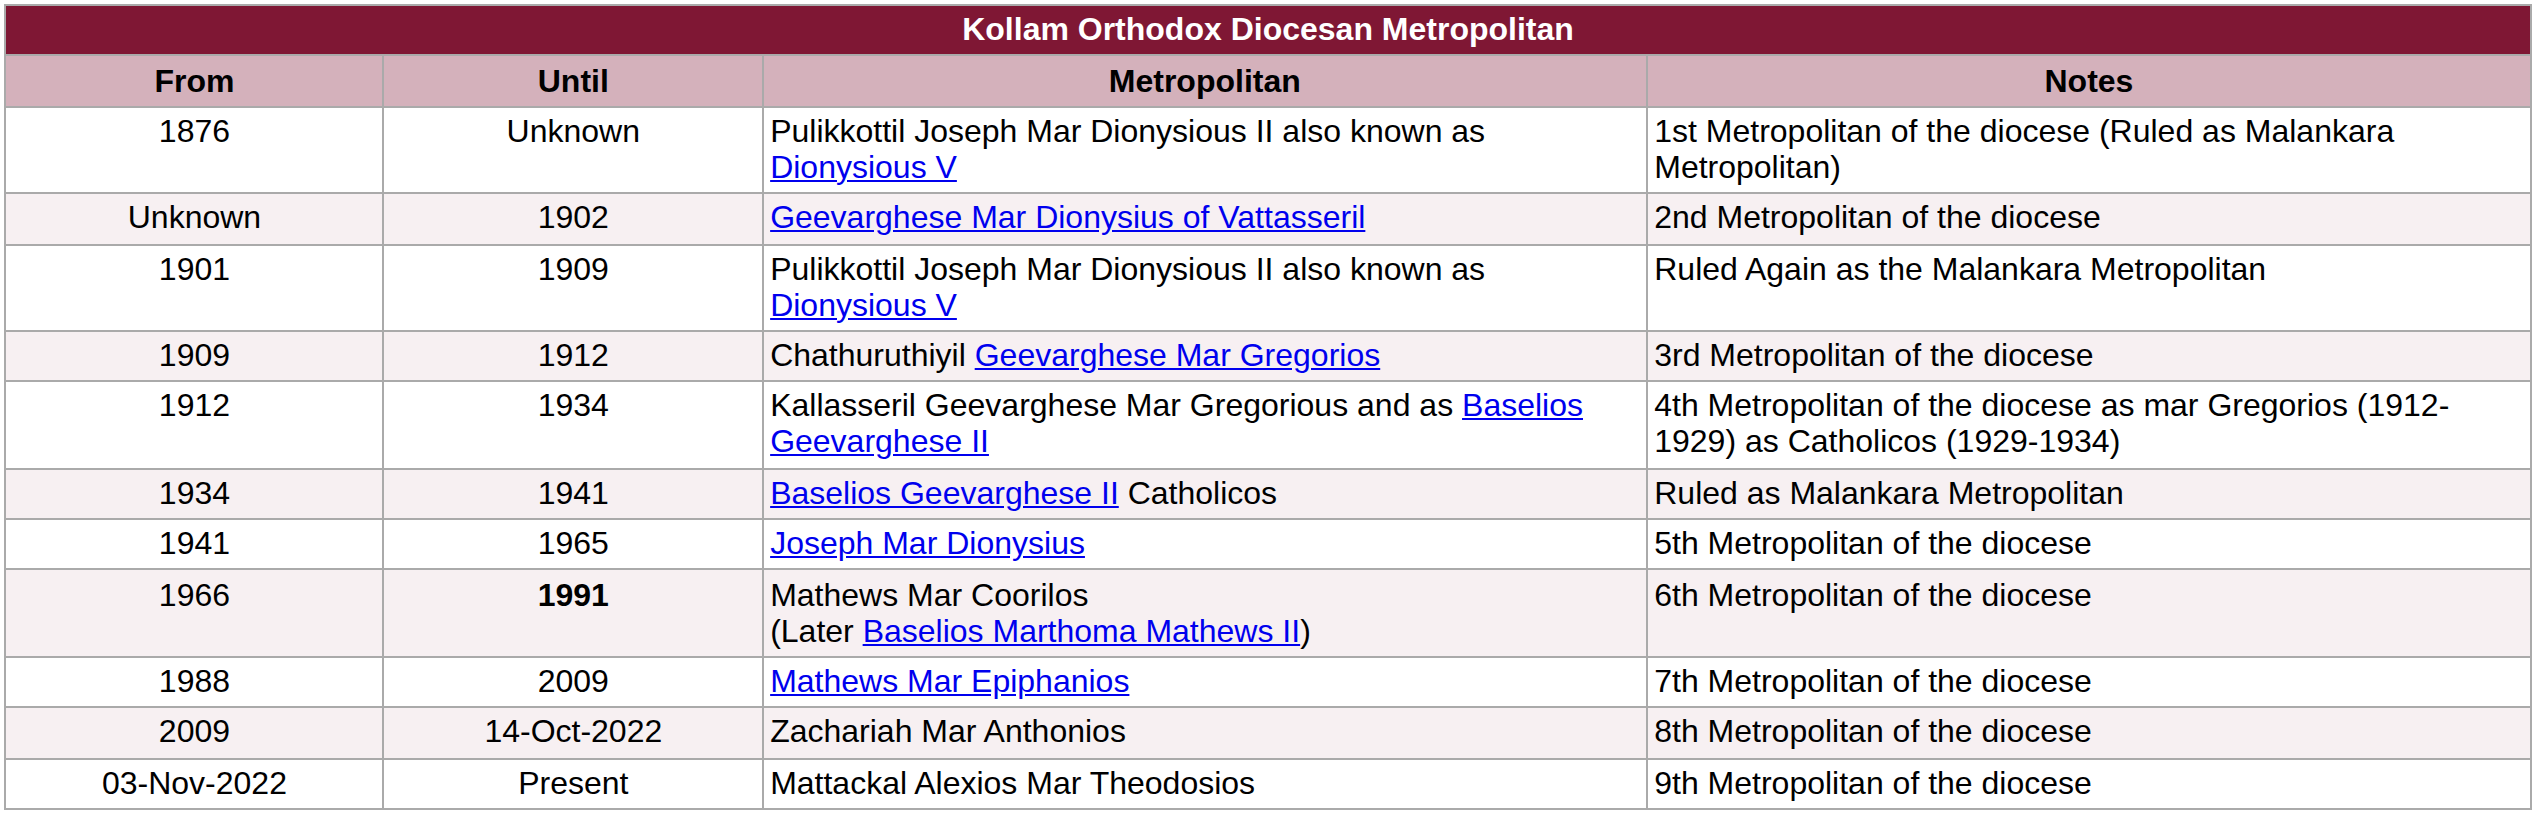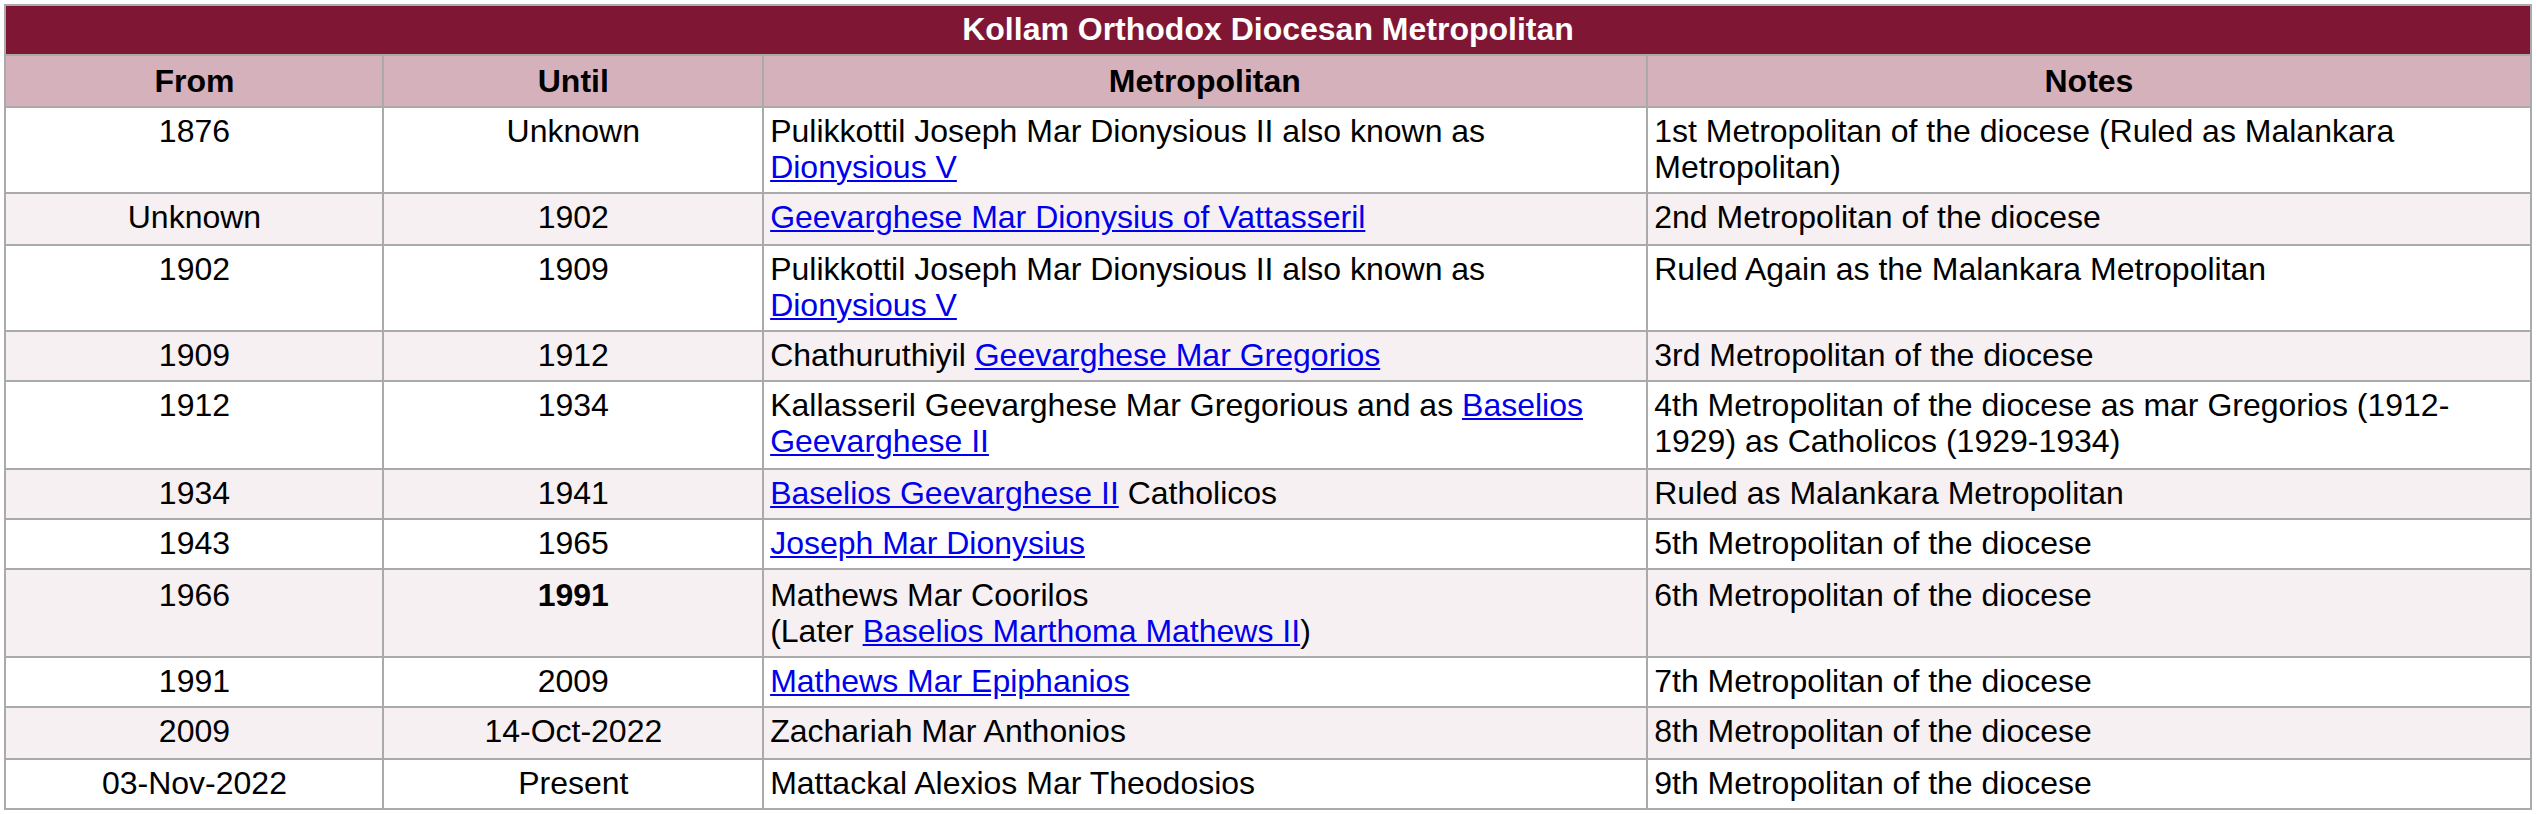(194, 268) 1901 -> (194, 268) 1902
(194, 543) 1941 -> (194, 543) 1943
(194, 681) 1988 -> (194, 681) 1991
